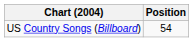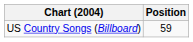(166, 28) 54 -> (166, 28) 59
